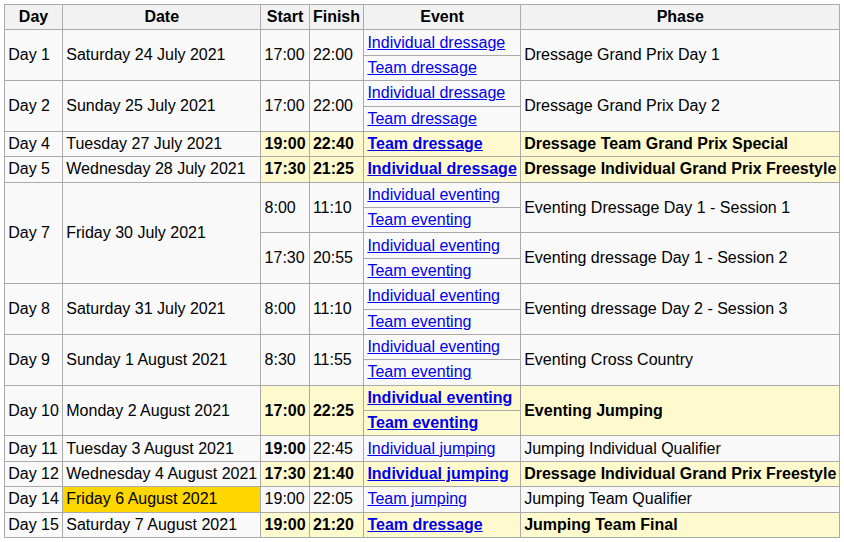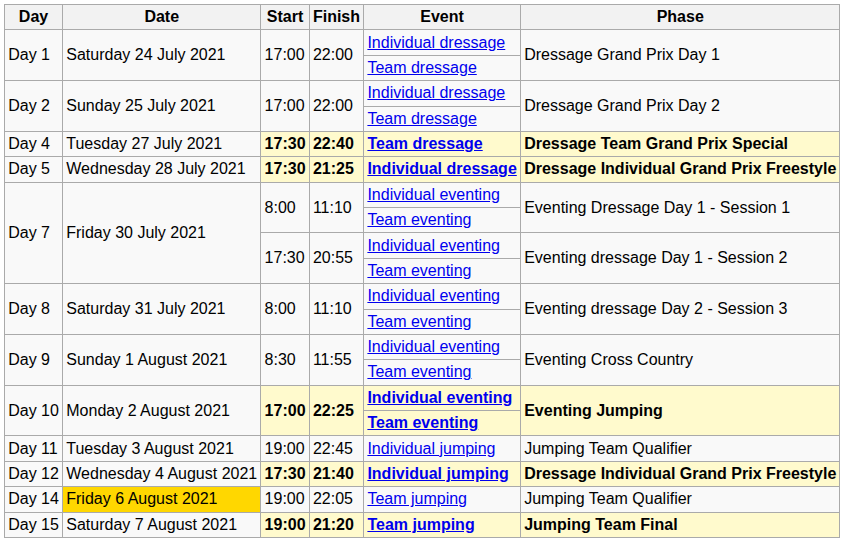(285, 144) 19:00 -> (285, 144) 17:30
(285, 448) bold -> (285, 448) normal
(622, 448) Jumping Individual Qualifier -> (608, 448) Jumping Team Qualifier
(425, 524) Team dressage -> (421, 524) Team jumping
